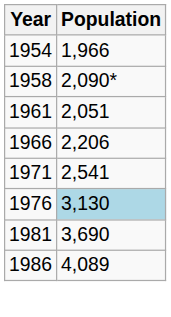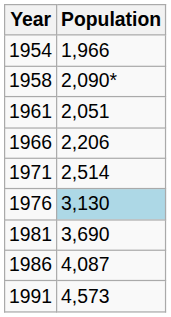(85, 173) 2,541 -> (85, 173) 2,514
(85, 265) 4,089 -> (85, 265) 4,087
+ row: (31, 296)
